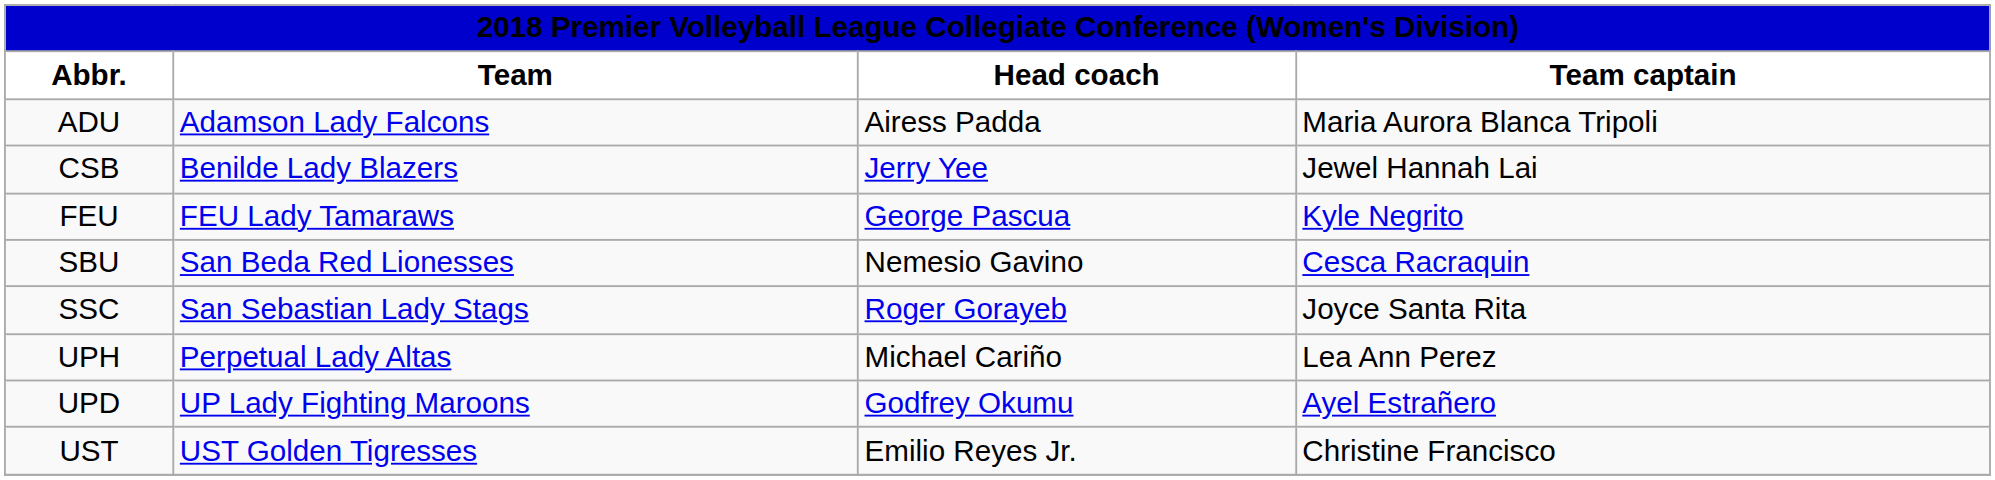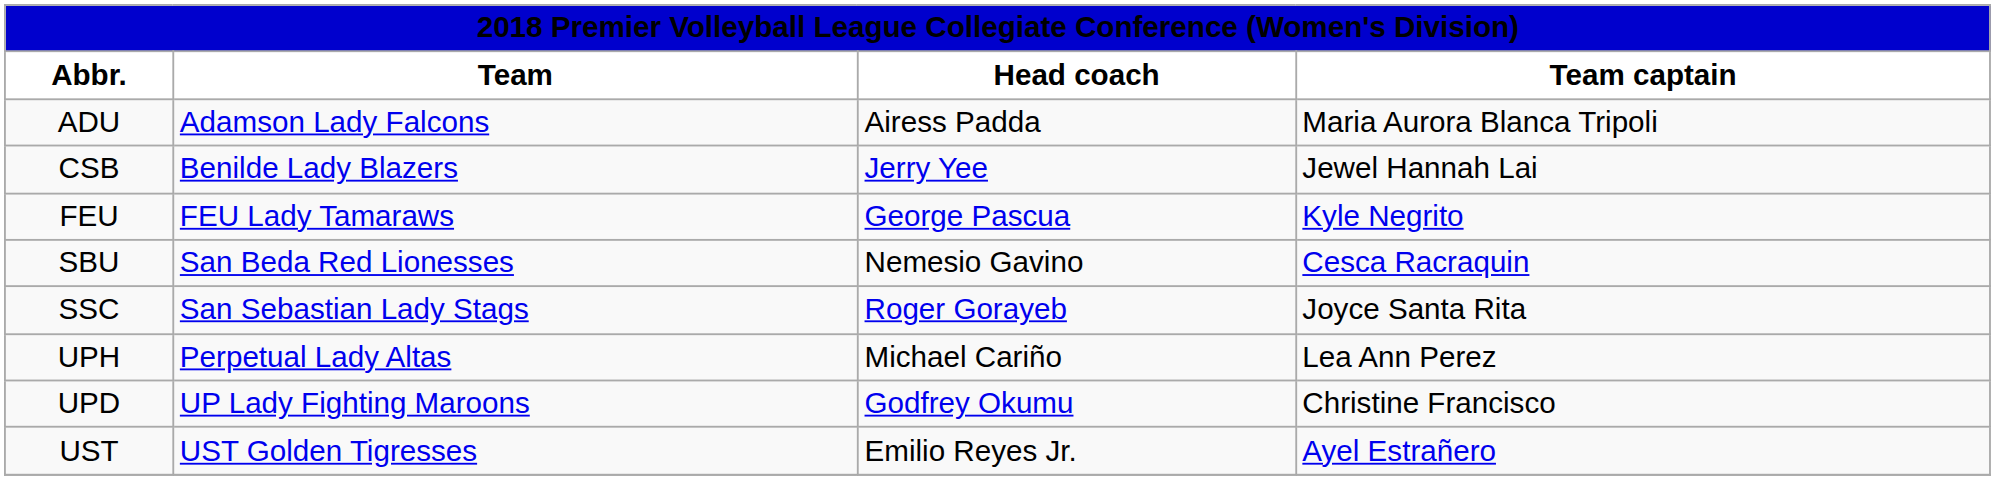(1399, 403) Ayel Estrañero -> (1429, 403) Christine Francisco
(1429, 450) Christine Francisco -> (1399, 450) Ayel Estrañero
